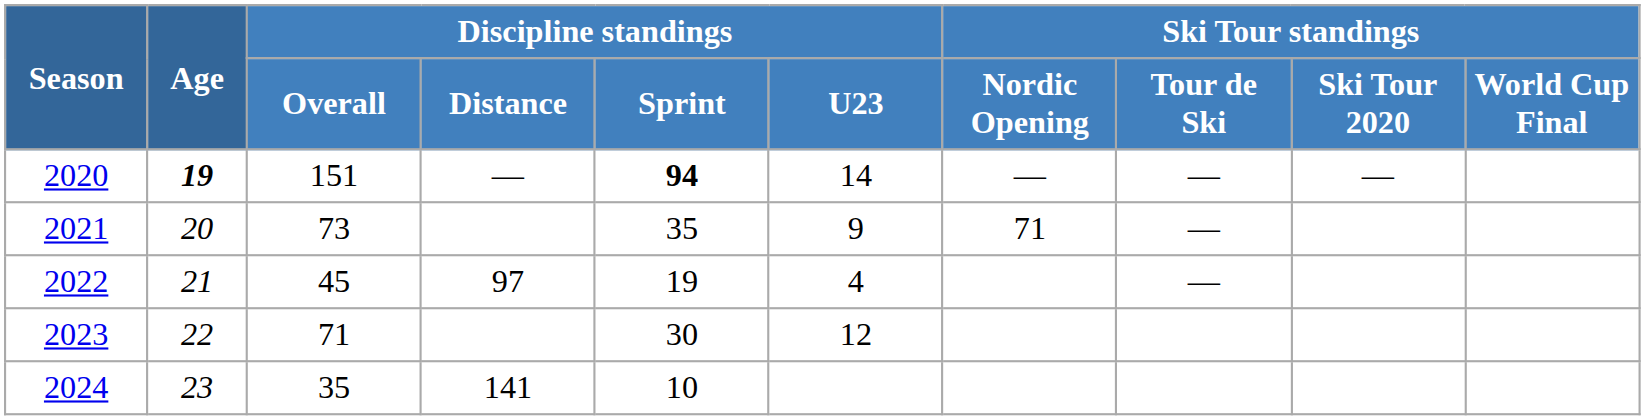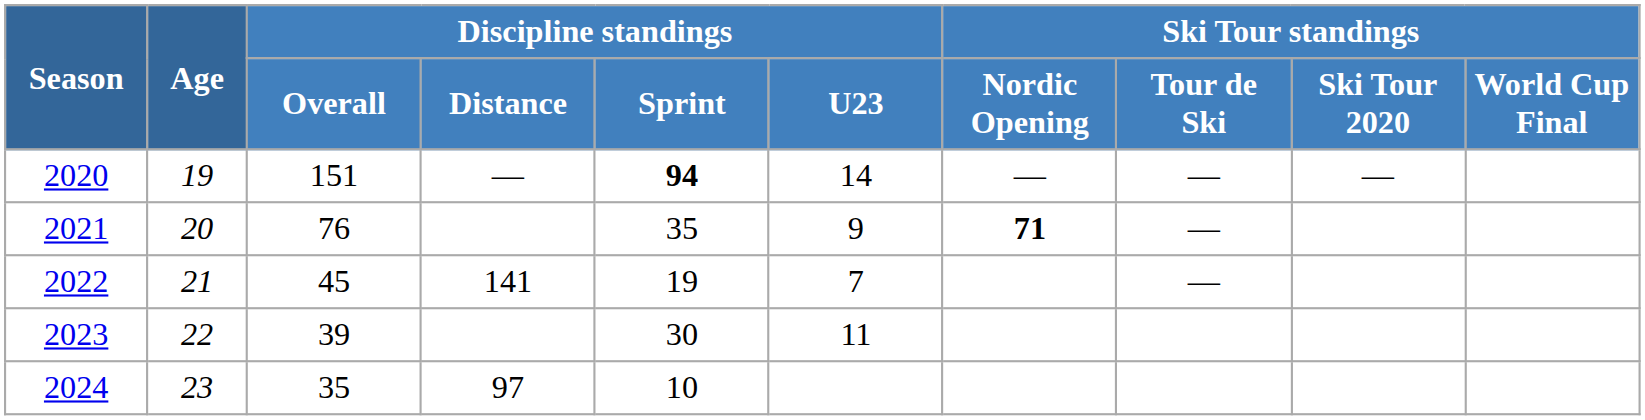(197, 175) bold -> (197, 175) normal
(334, 228) 73 -> (334, 228) 76
(1030, 228) normal -> (1030, 228) bold
(508, 281) 97 -> (508, 281) 141
(856, 281) 4 -> (856, 281) 7
(334, 335) 71 -> (334, 335) 39
(856, 335) 12 -> (856, 335) 11
(508, 388) 141 -> (508, 388) 97
